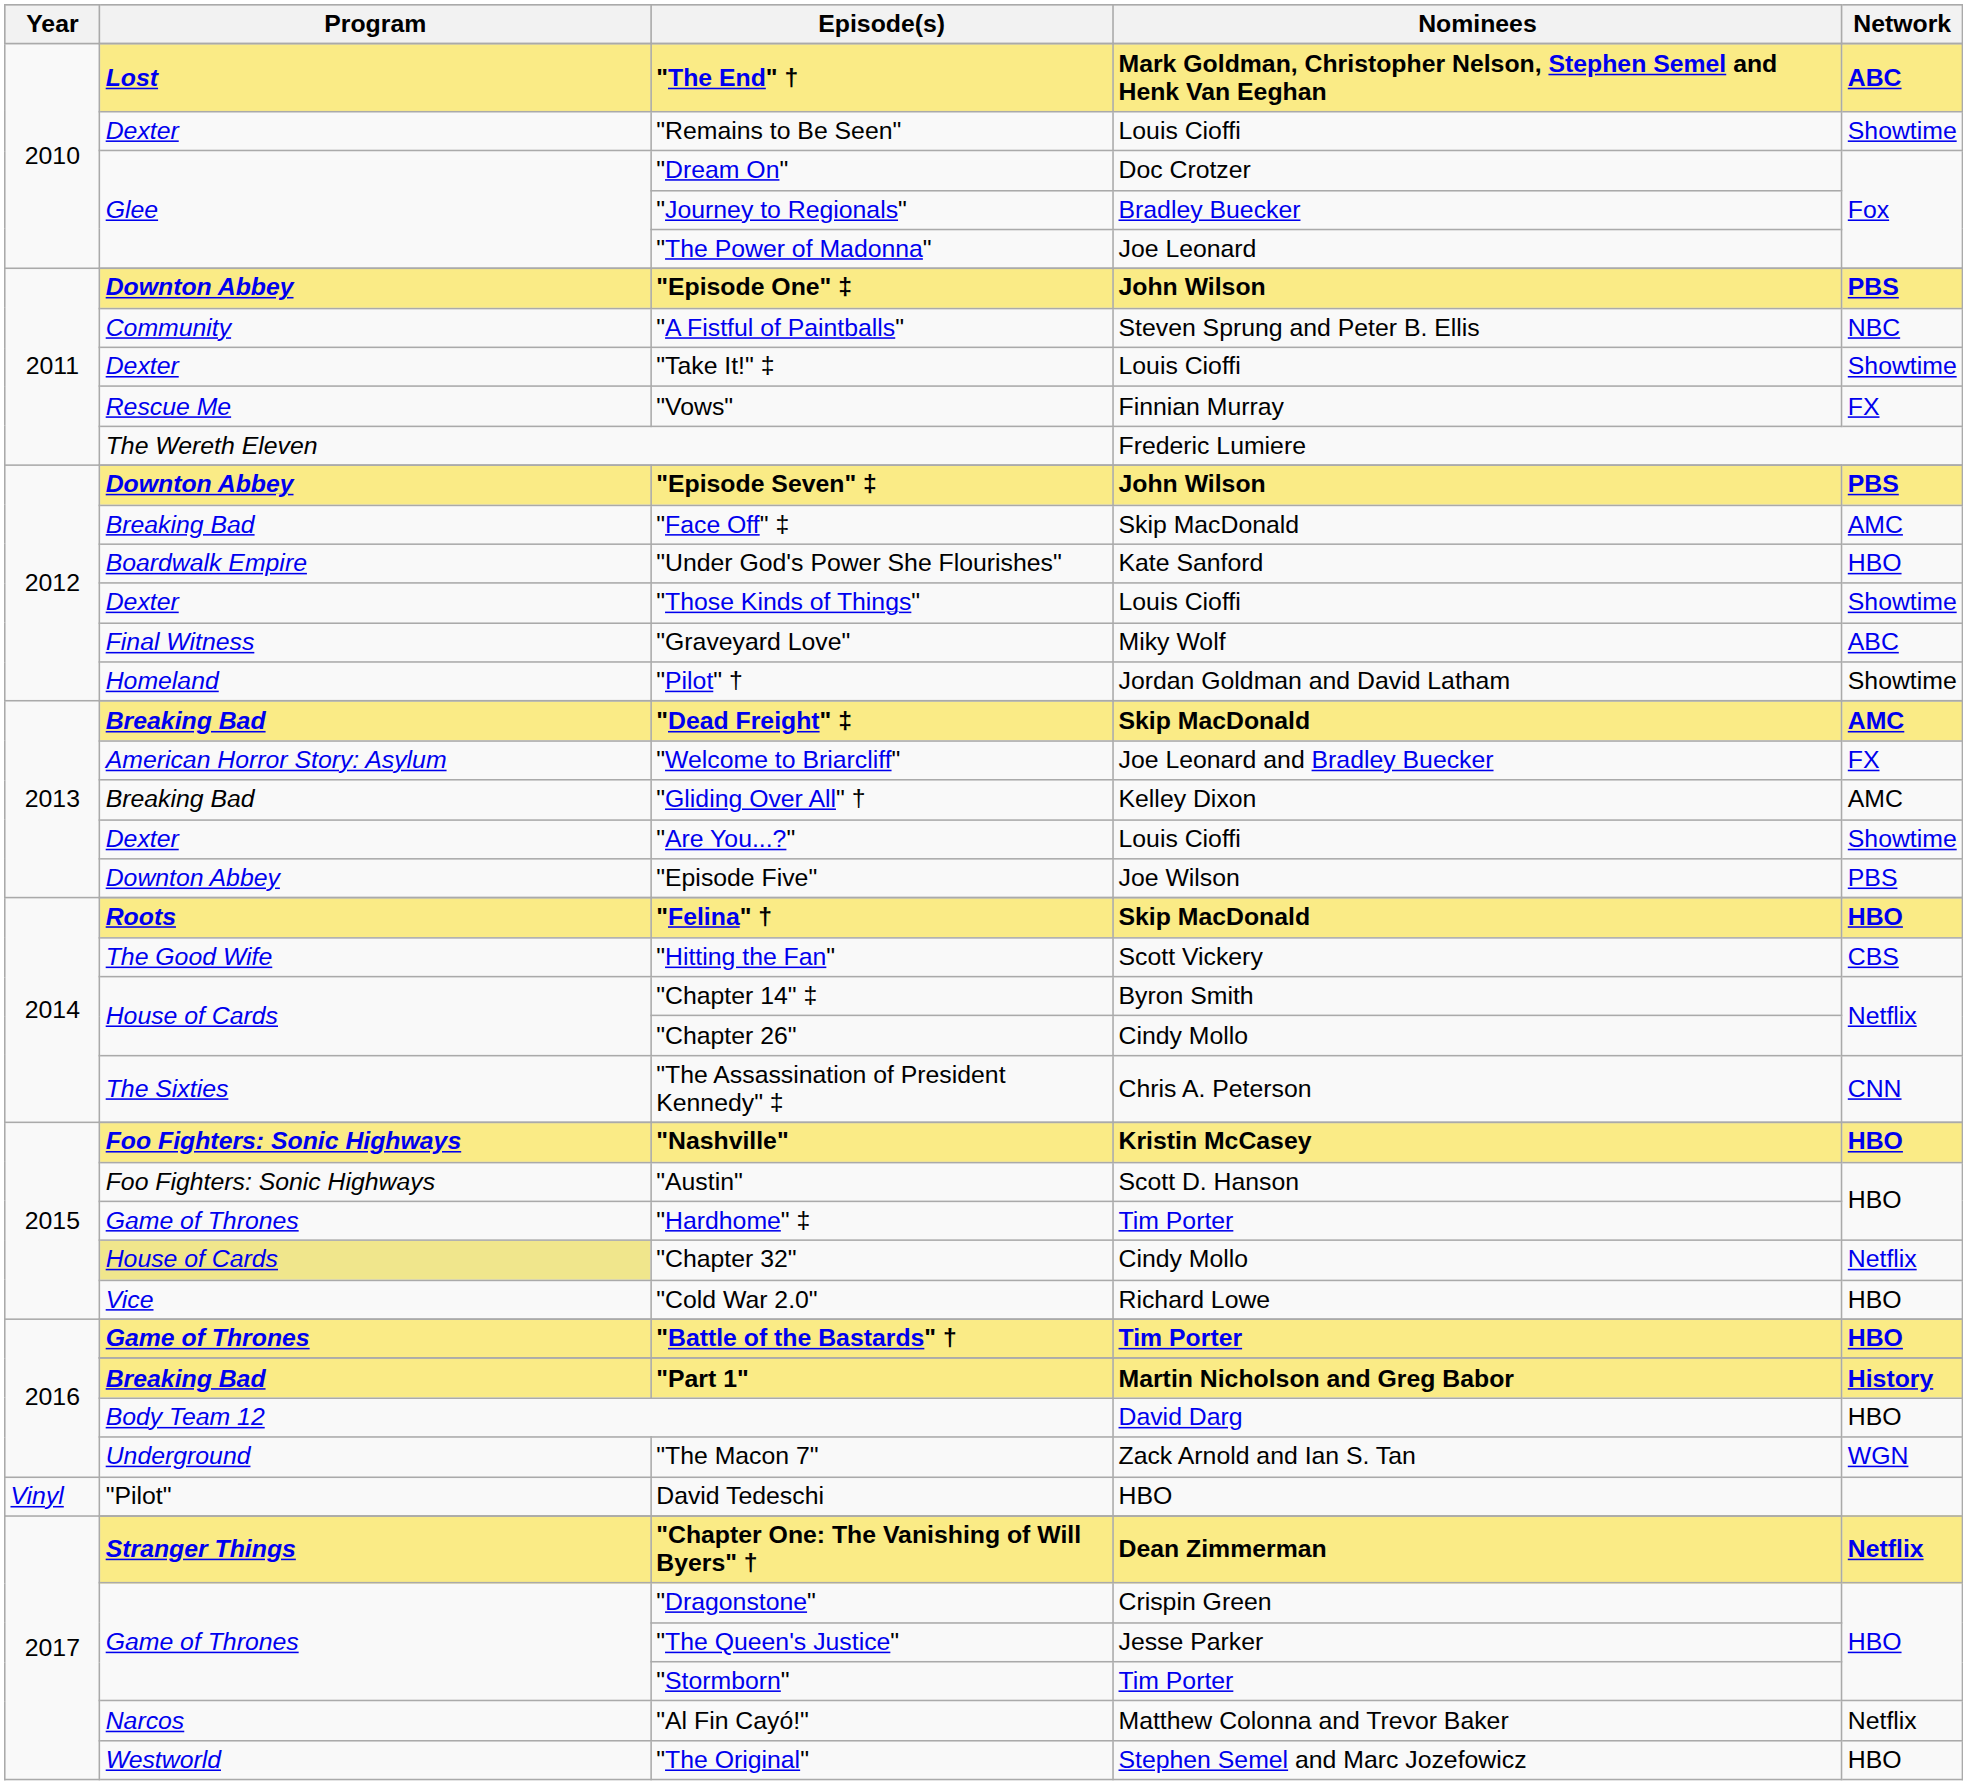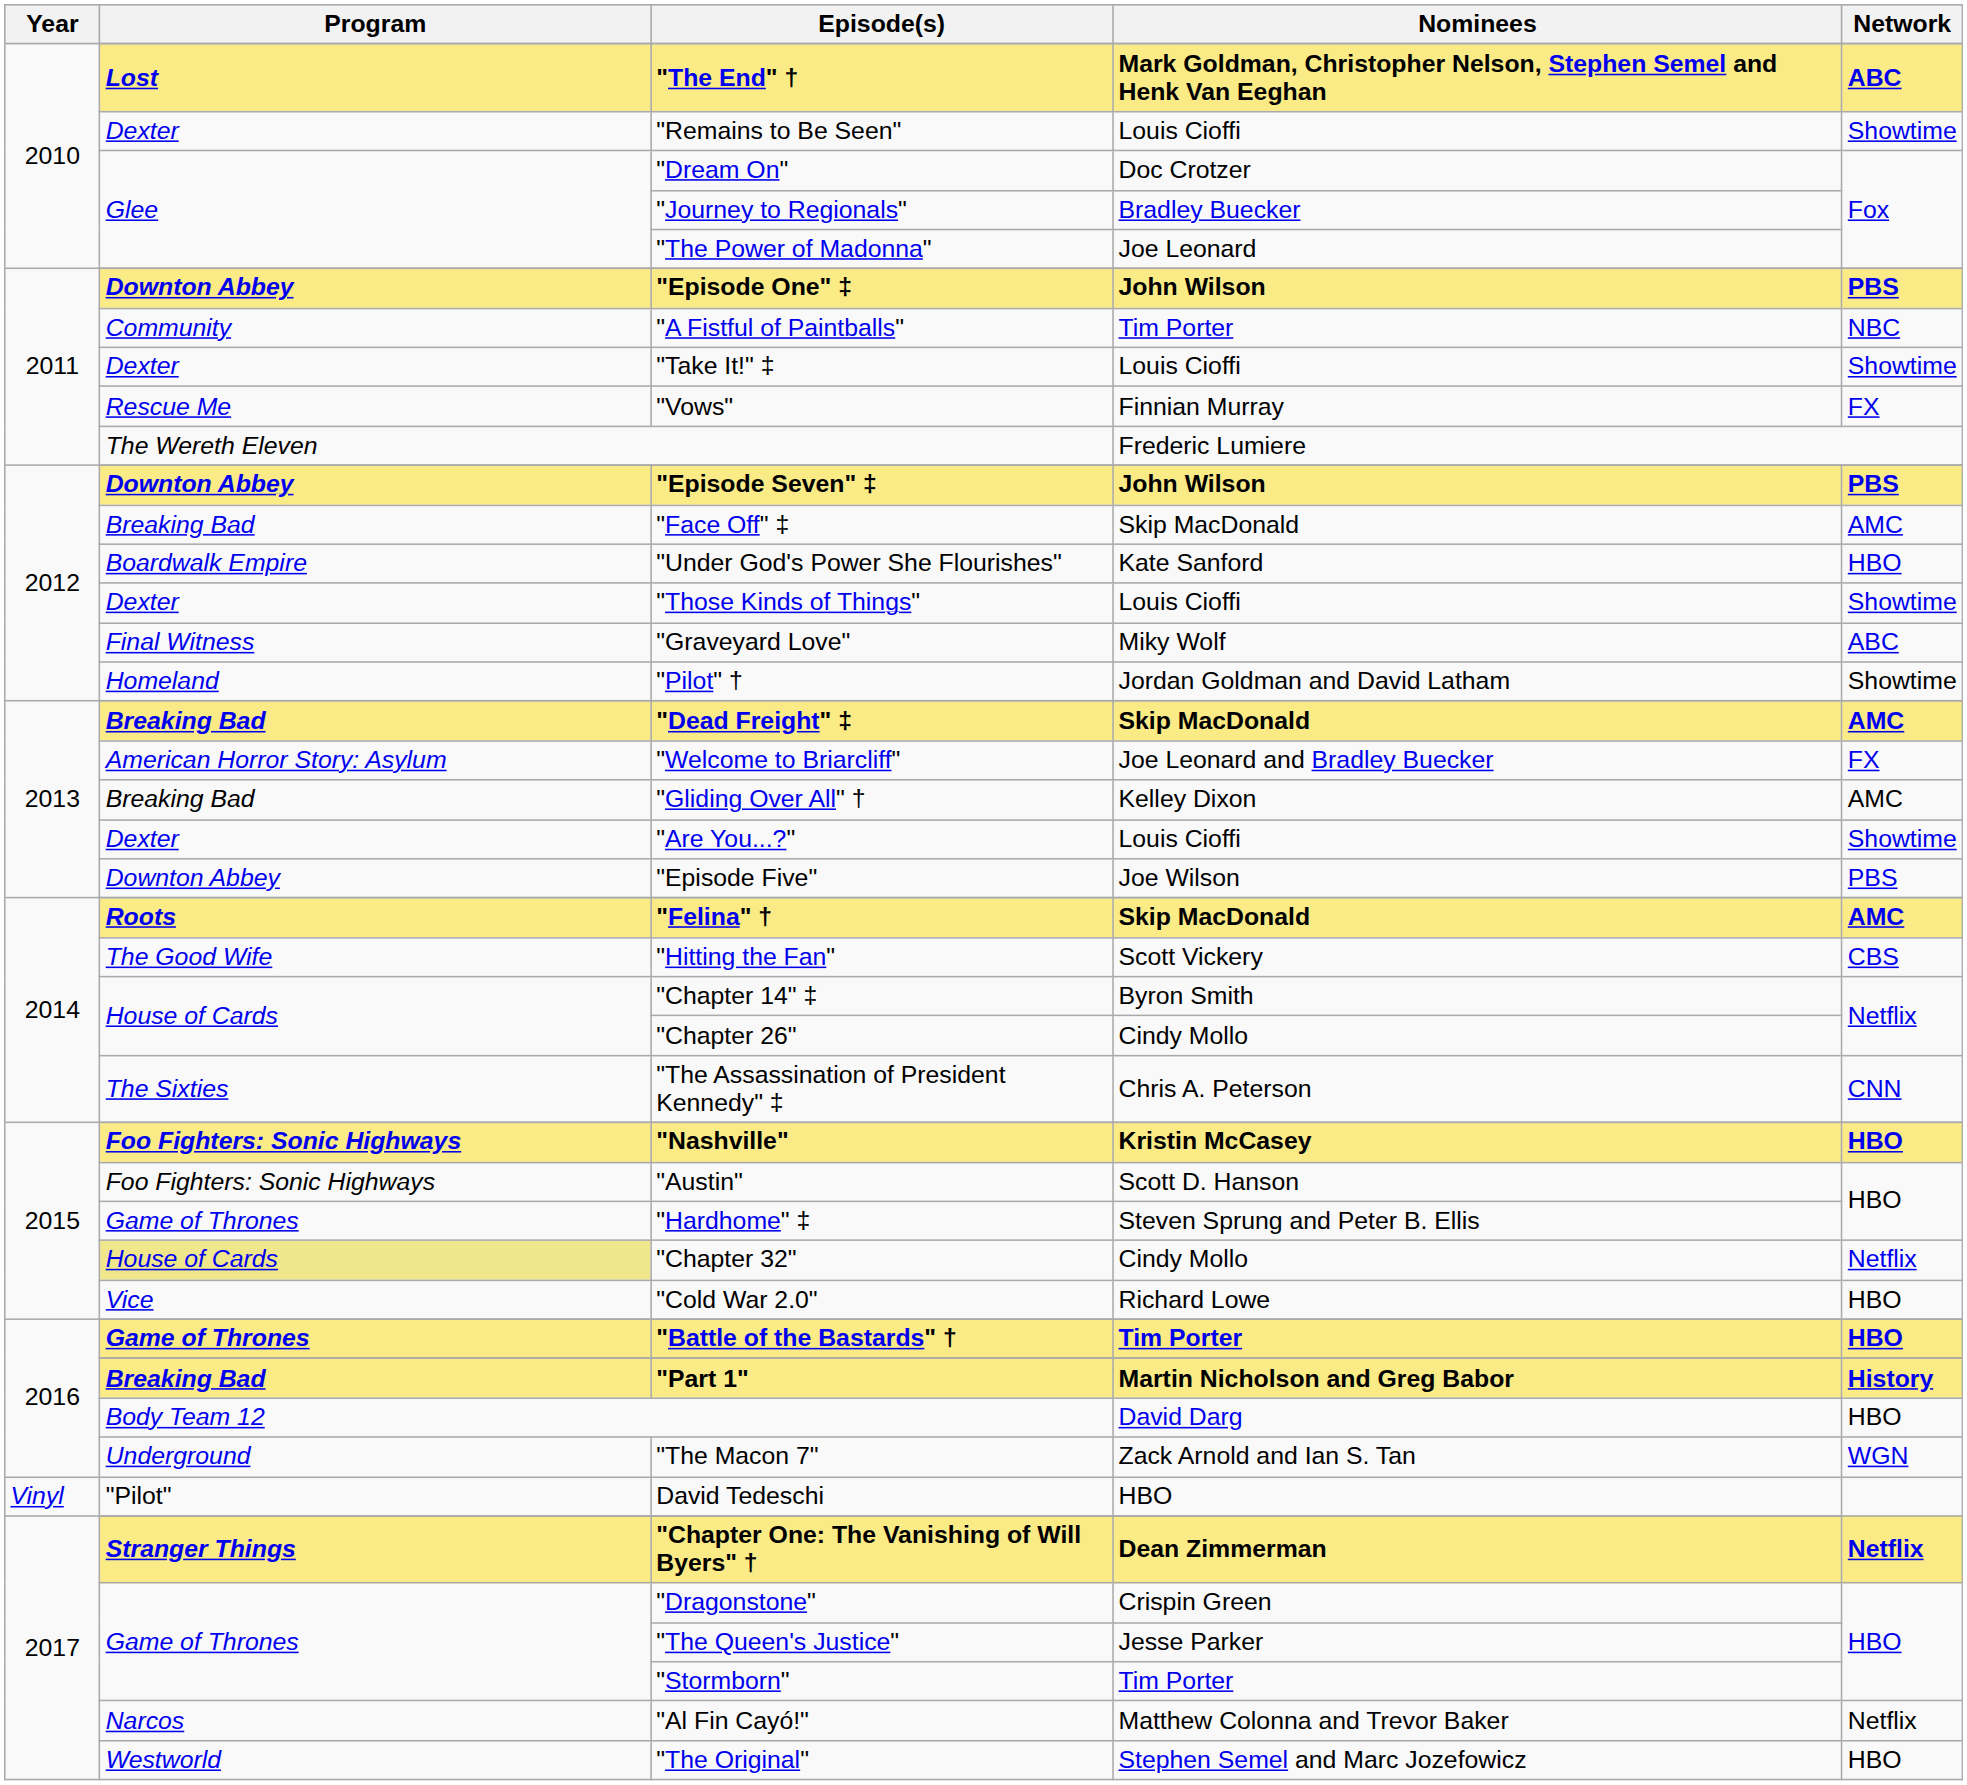(1299, 327) Steven Sprung and Peter B. Ellis -> (1176, 327) Tim Porter
(1875, 917) HBO -> (1876, 917) AMC
(1176, 1220) Tim Porter -> (1299, 1220) Steven Sprung and Peter B. Ellis
